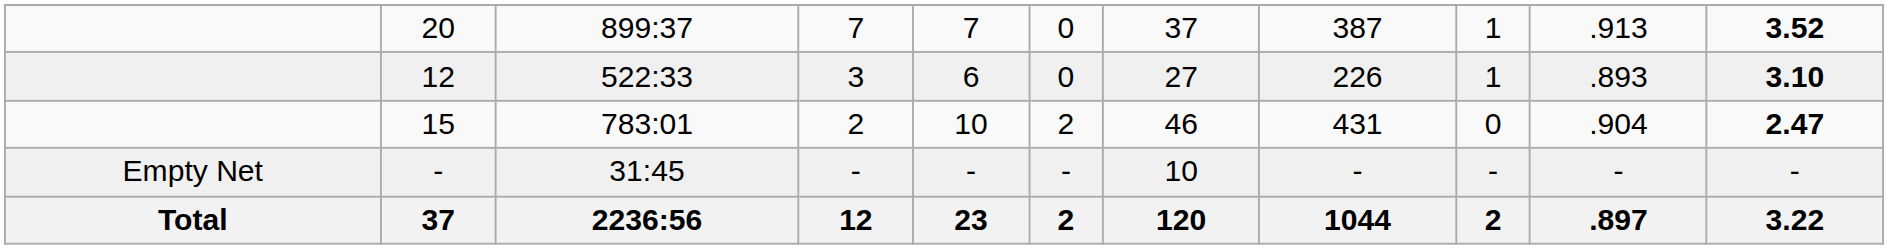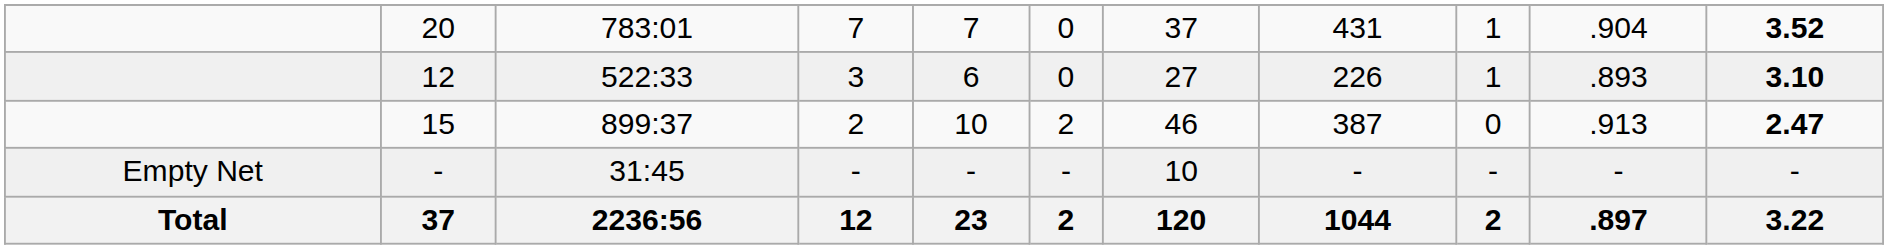(647, 28) 899:37 -> (647, 28) 783:01
(1357, 28) 387 -> (1357, 28) 431
(1618, 28) .913 -> (1618, 28) .904
(647, 123) 783:01 -> (647, 123) 899:37
(1357, 123) 431 -> (1357, 123) 387
(1618, 123) .904 -> (1618, 123) .913
